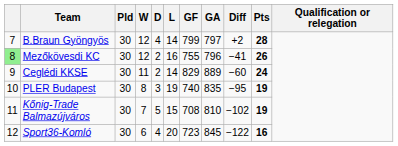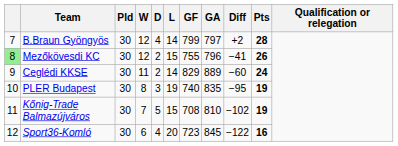(172, 56) 16 -> (172, 56) 15
